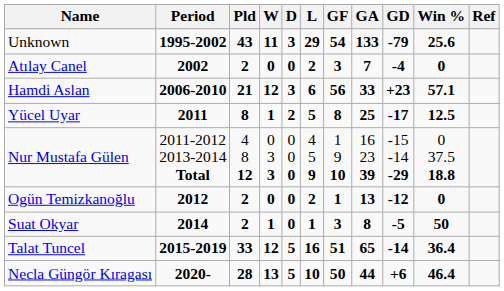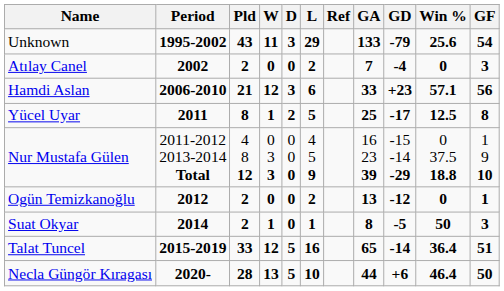columns swapped: (338, 16) <-> (484, 16)
